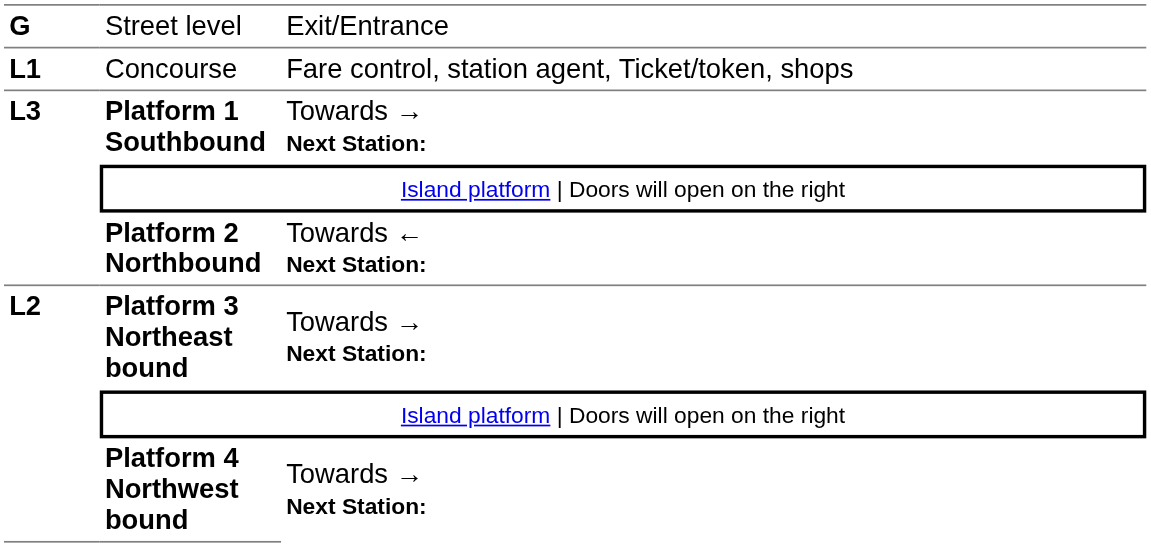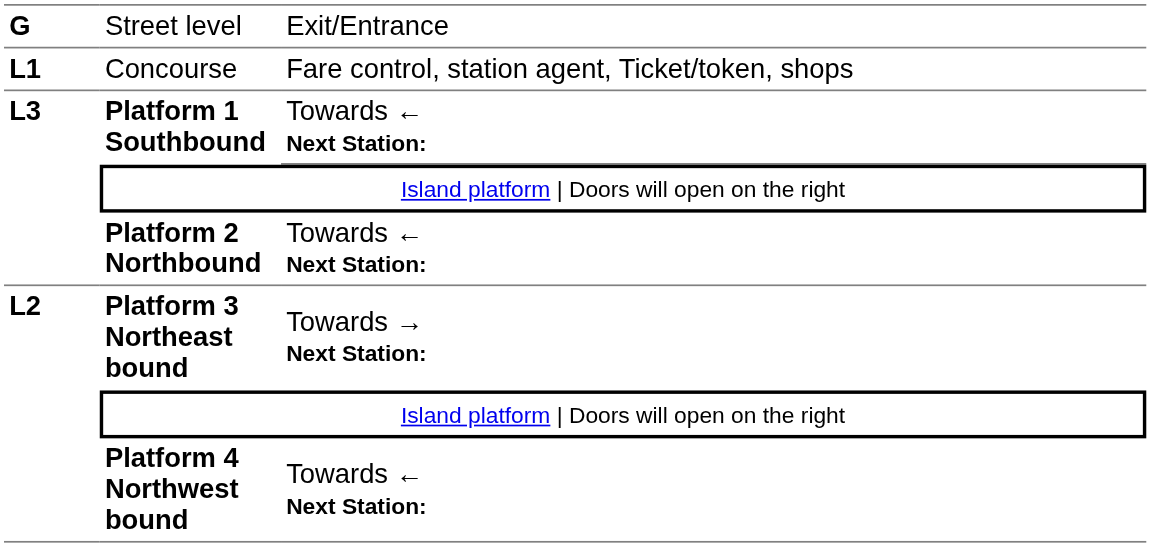(356, 126) Towards → Next Station: -> (356, 126) Towards ← Next Station:
(356, 489) Towards → Next Station: -> (356, 489) Towards ← Next Station:
